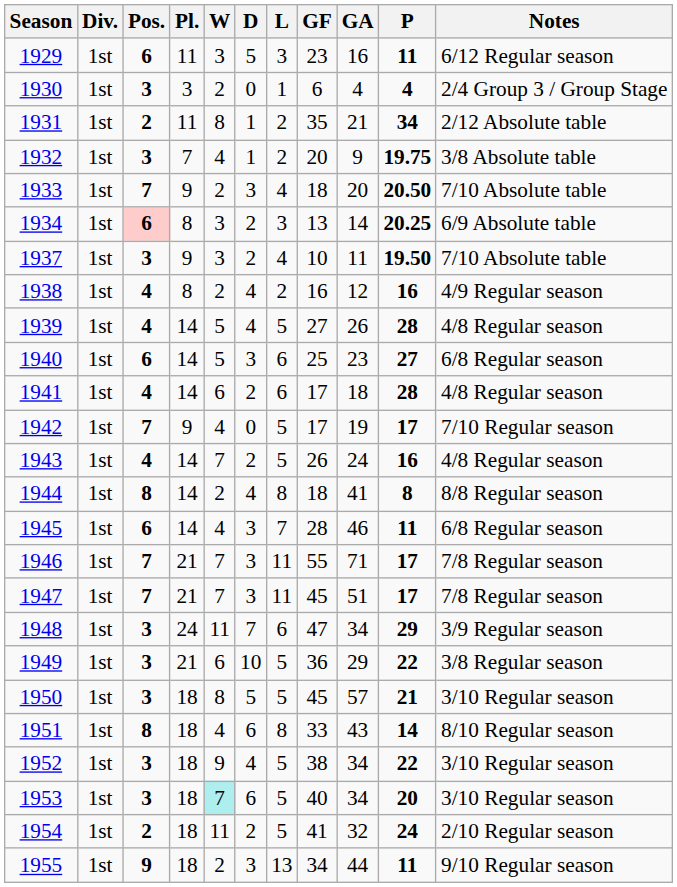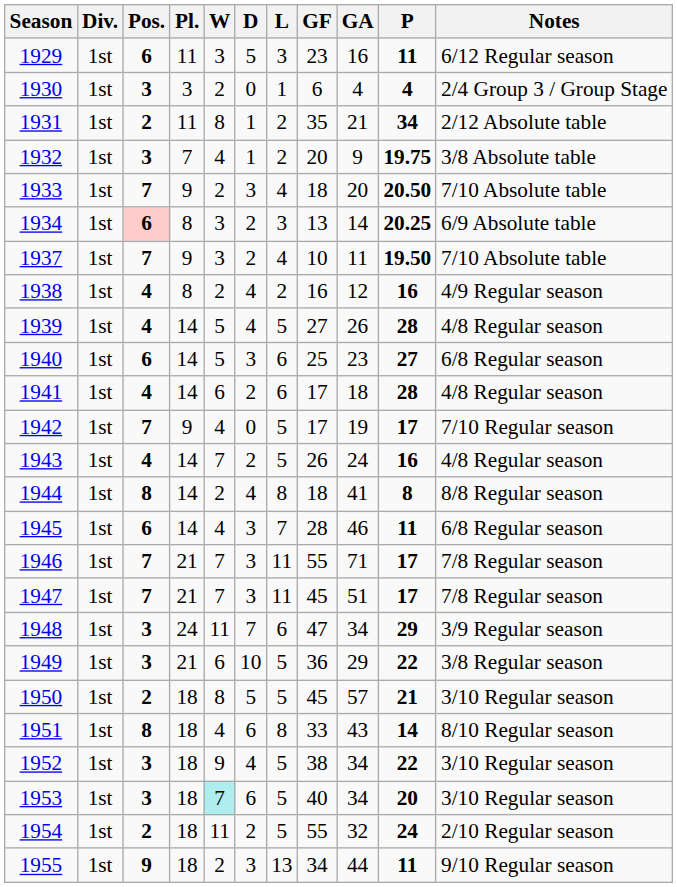(147, 257) 3 -> (147, 257) 7
(147, 696) 3 -> (147, 696) 2
(317, 831) 41 -> (317, 831) 55
